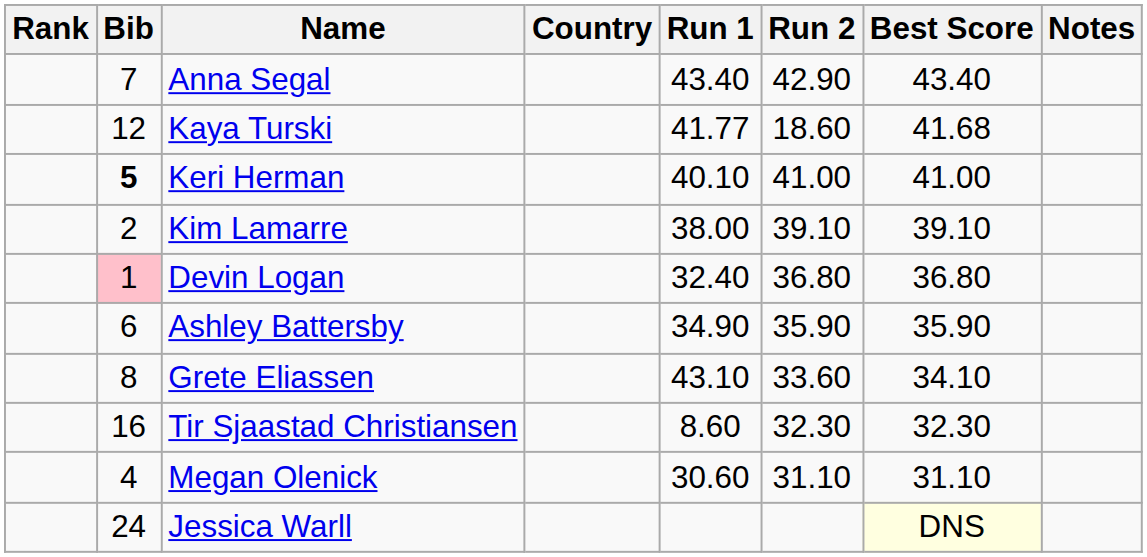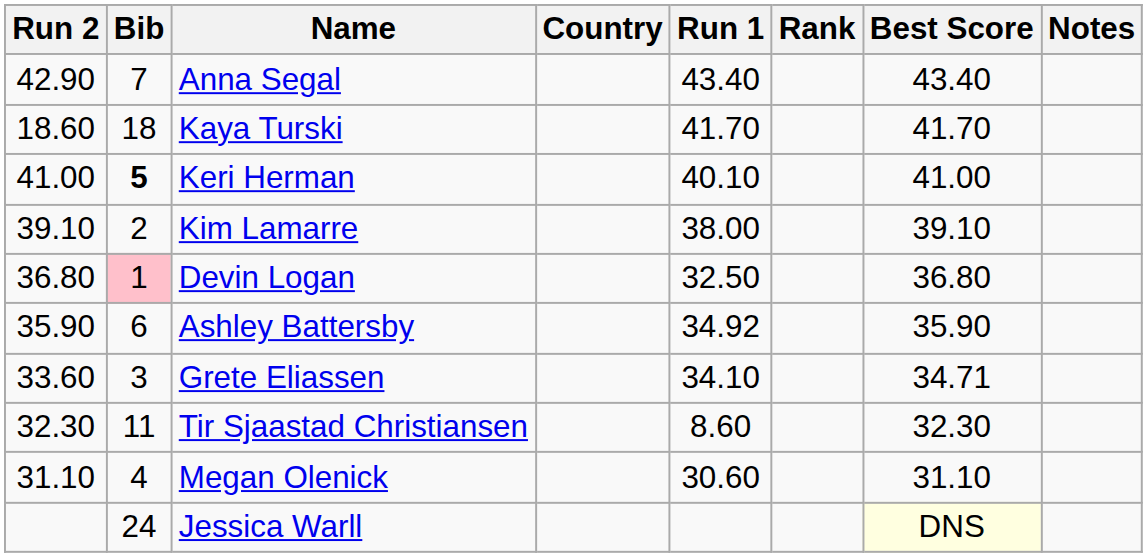columns swapped: (51, 29) <-> (812, 29)
(129, 128) 12 -> (139, 128) 18
(710, 128) 41.77 -> (721, 128) 41.70
(952, 128) 41.68 -> (952, 128) 41.70
(710, 278) 32.40 -> (721, 278) 32.50
(710, 327) 34.90 -> (721, 327) 34.92
(129, 377) 8 -> (139, 377) 3
(710, 377) 43.10 -> (721, 377) 34.10
(952, 377) 34.10 -> (952, 377) 34.71
(129, 427) 16 -> (139, 427) 11
